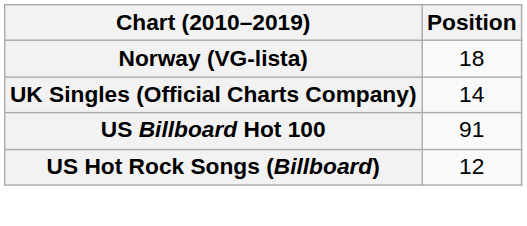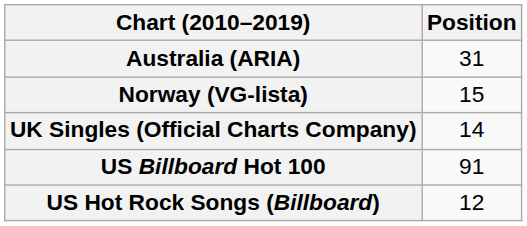+ row: (213, 58)
(472, 58) 18 -> (472, 94) 15
